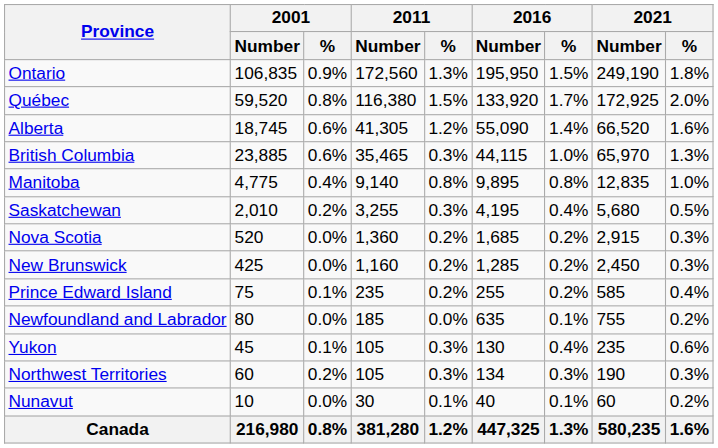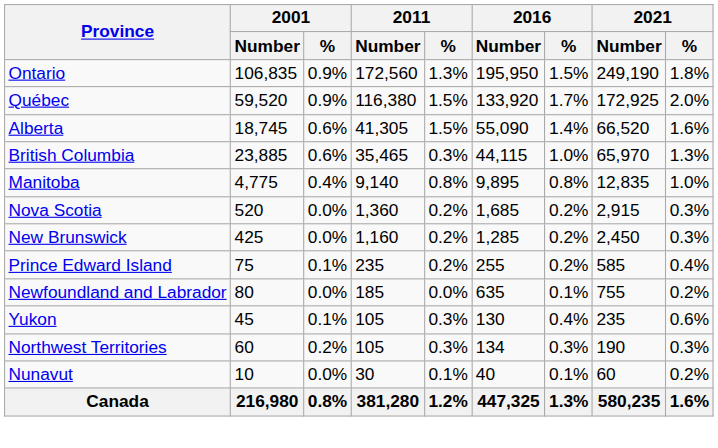(328, 100) 0.8% -> (328, 100) 0.9%
(448, 127) 1.2% -> (448, 127) 1.5%
- row: (65, 210)
